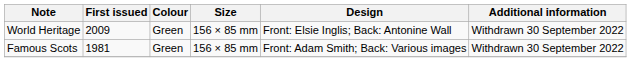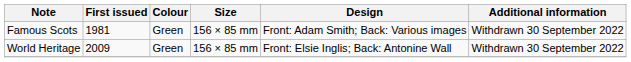rows swapped: (42, 48) <-> (44, 30)
